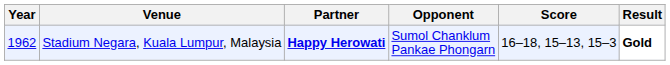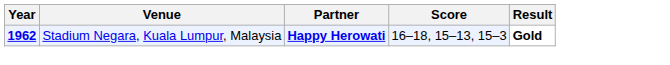- column: (443, 15)
(22, 43) normal -> (22, 36) bold
